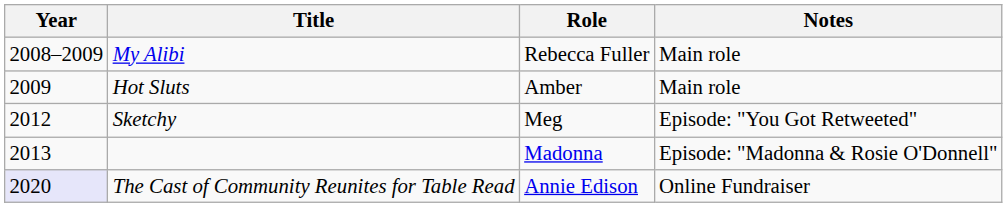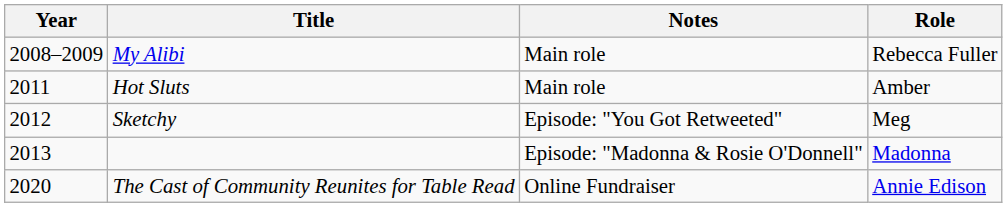columns swapped: (587, 20) <-> (828, 20)
(30, 86) 2009 -> (30, 86) 2011
(30, 185) lavender background -> (30, 185) no background
